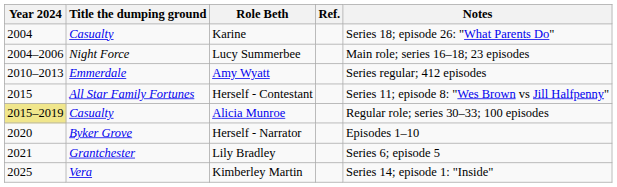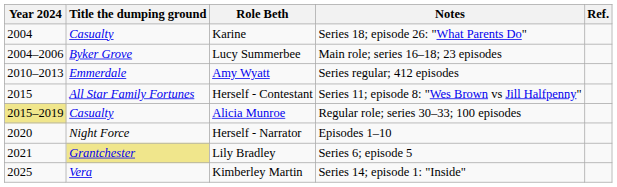columns swapped: (478, 14) <-> (329, 14)
(99, 53) Night Force -> (101, 53) Byker Grove
(101, 133) Byker Grove -> (99, 133) Night Force
(102, 152) no background -> (102, 152) khaki background
